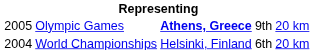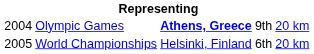(18, 26) 2005 -> (18, 26) 2004
(18, 43) 2004 -> (18, 43) 2005
